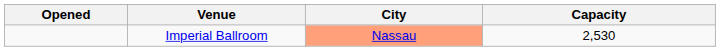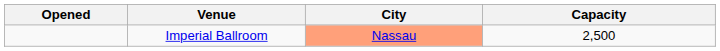(599, 35) 2,530 -> (599, 35) 2,500
